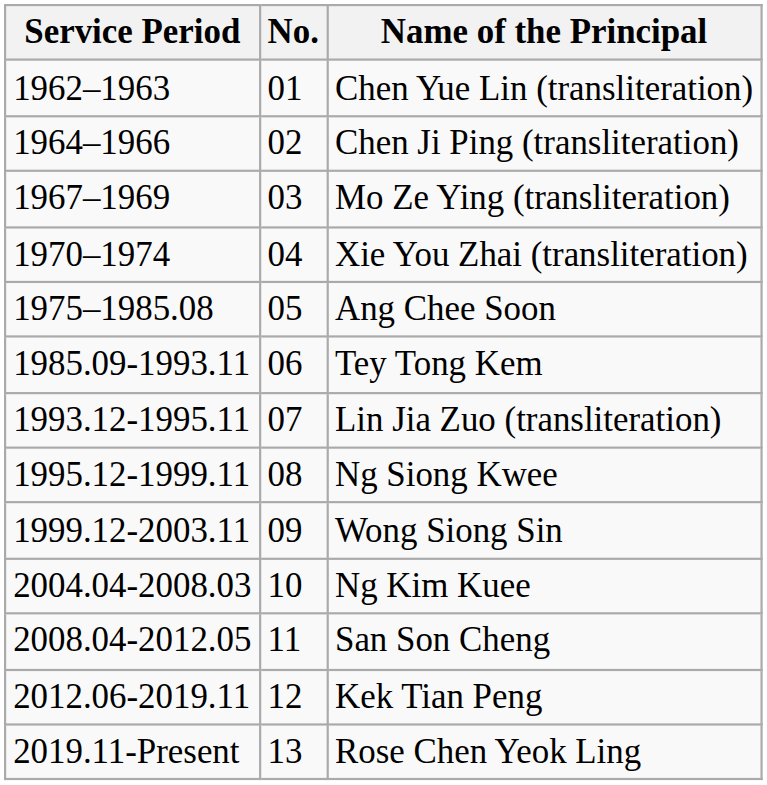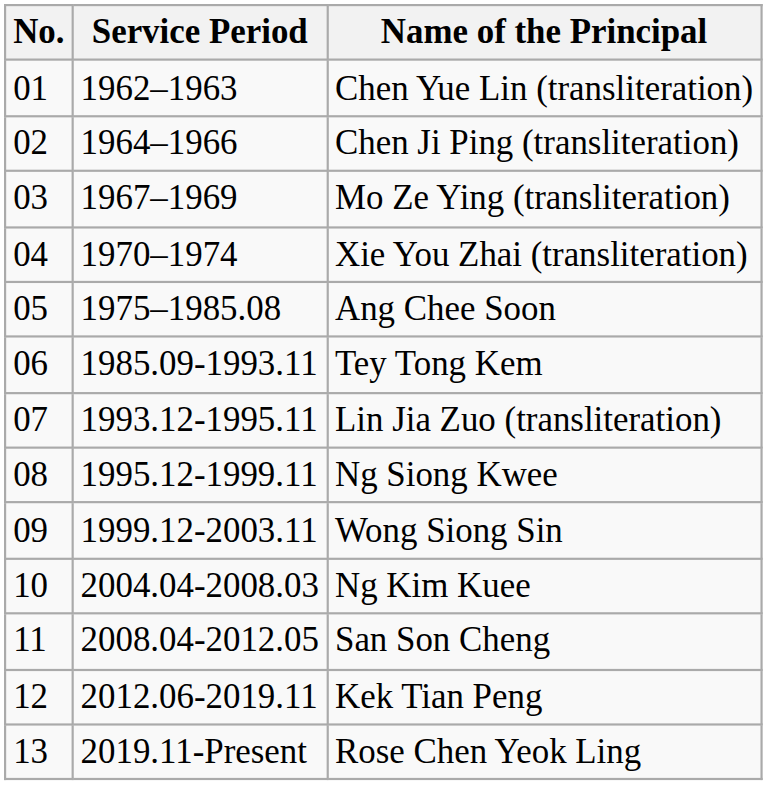columns swapped: (293, 32) <-> (132, 32)
